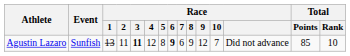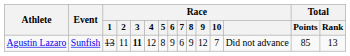(172, 43) bold -> (172, 43) normal
(333, 43) 10 -> (333, 43) 13
